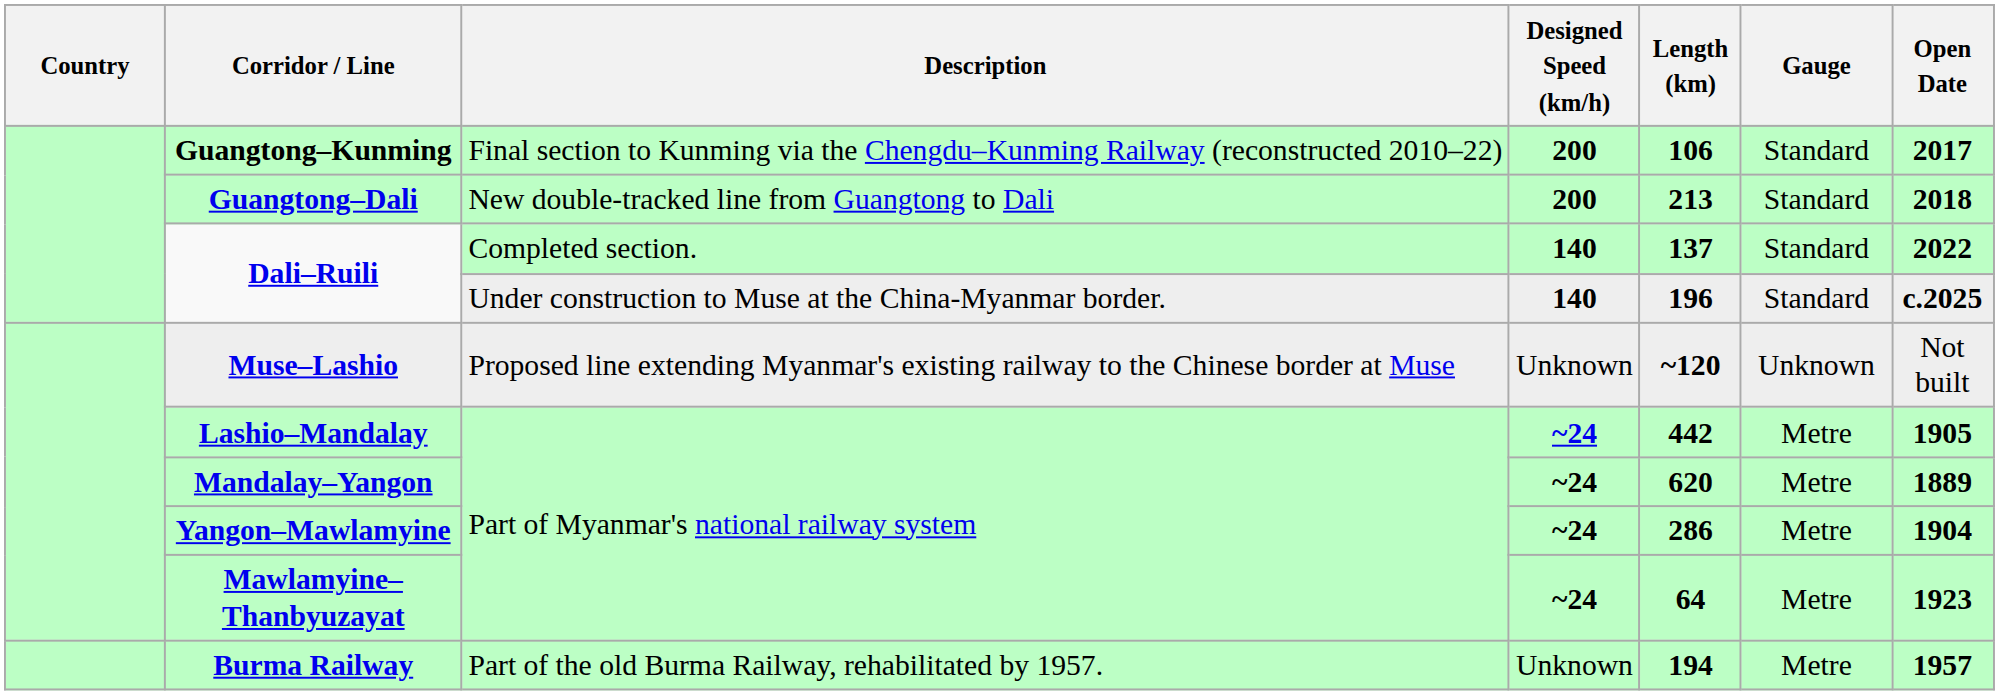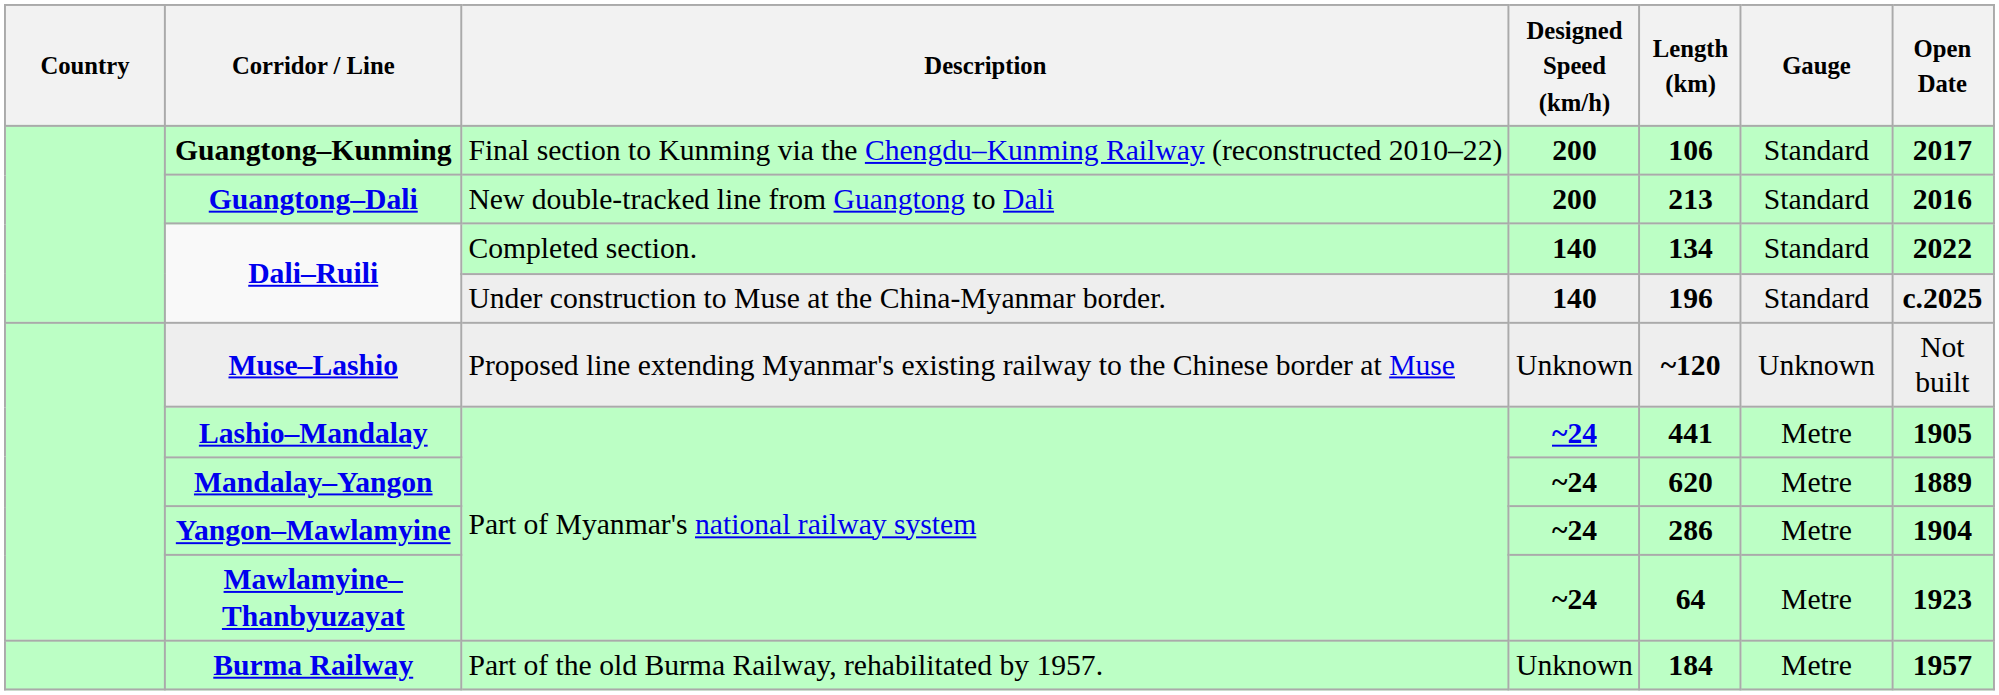(1942, 198) 2018 -> (1942, 198) 2016
(1691, 248) 137 -> (1691, 248) 134
(1691, 431) 442 -> (1691, 431) 441
(1691, 664) 194 -> (1691, 664) 184
